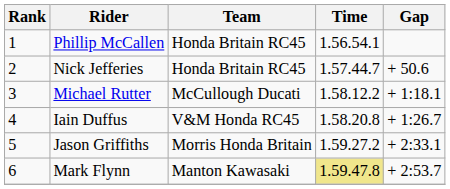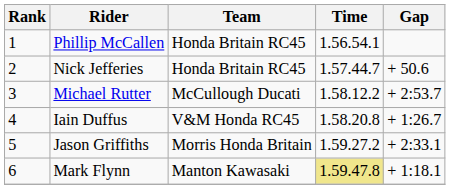(414, 94) + 1:18.1 -> (414, 94) + 2:53.7
(414, 171) + 2:53.7 -> (414, 171) + 1:18.1
